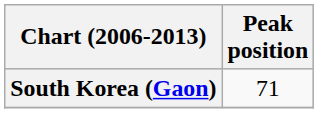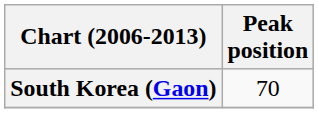(268, 88) 71 -> (268, 88) 70
